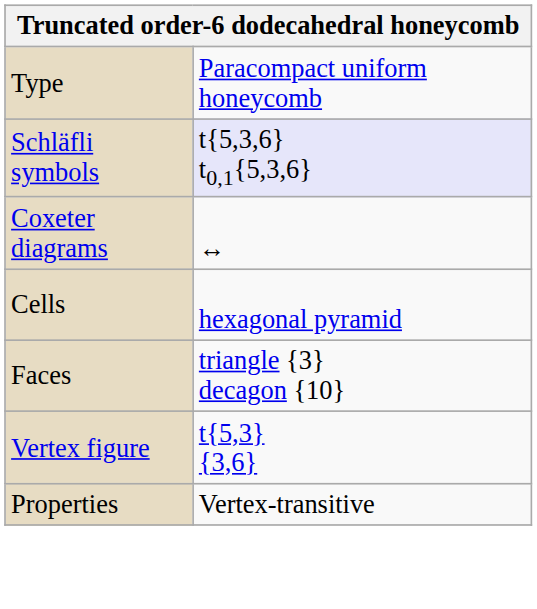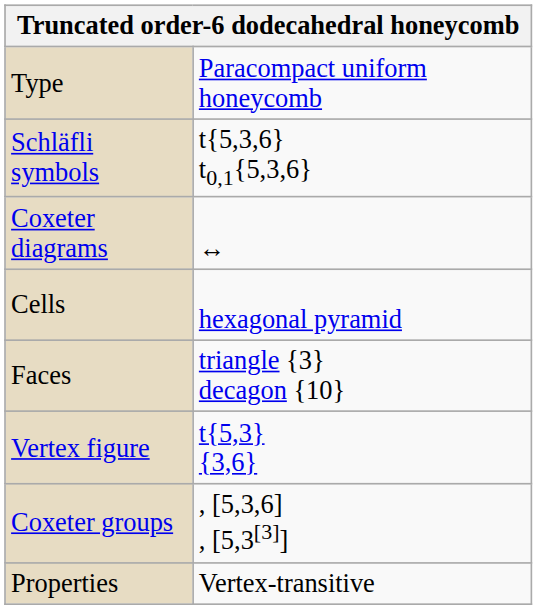(255, 157) lavender background -> (255, 157) no background
+ row: (92, 522)
